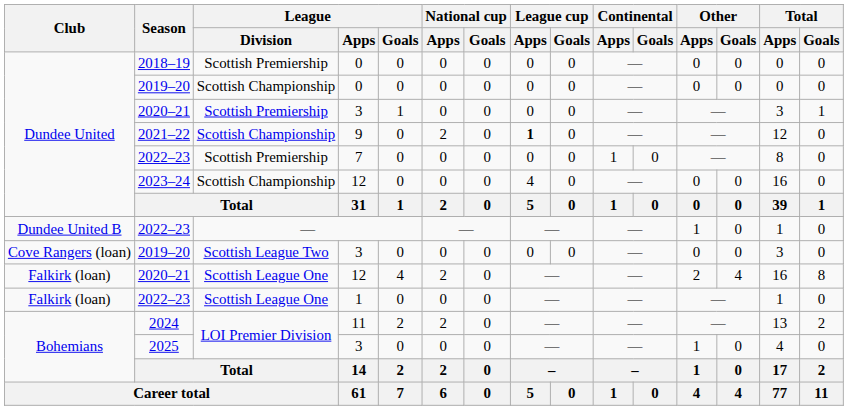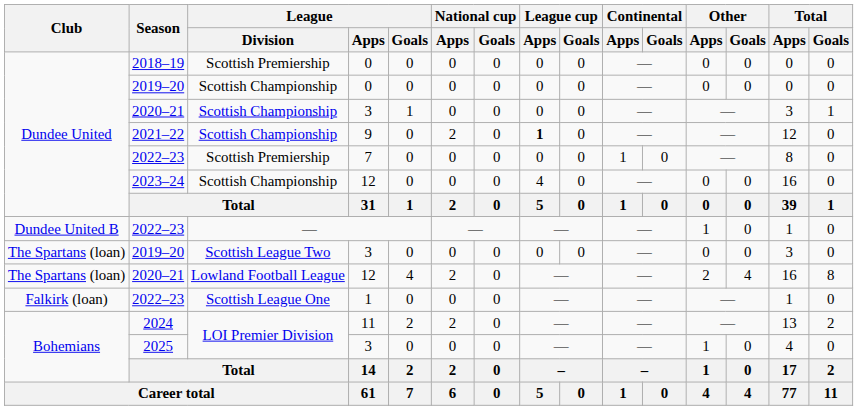(266, 110) Scottish Premiership -> (268, 110) Scottish Championship
(69, 252) Cove Rangers (loan) -> (67, 252) The Spartans (loan)
(69, 275) Falkirk (loan) -> (67, 275) The Spartans (loan)
(266, 275) Scottish League One -> (268, 275) Lowland Football League
